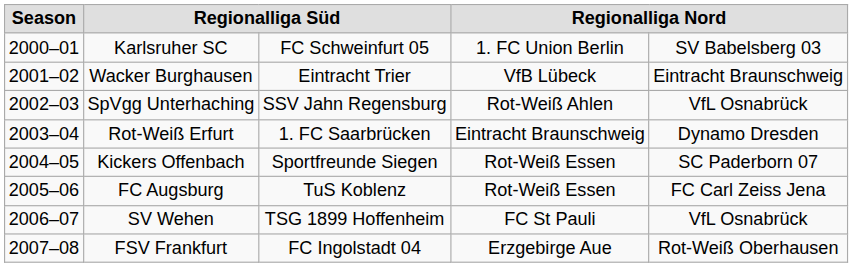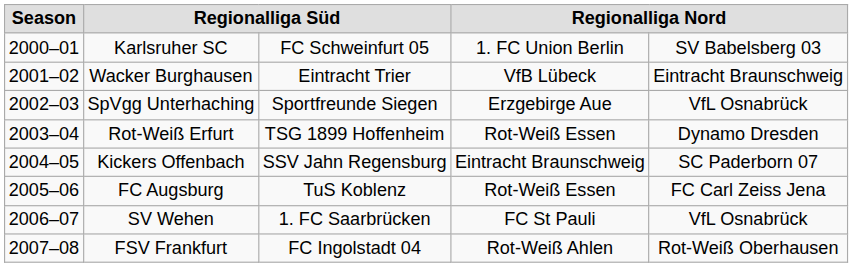(355, 104) SSV Jahn Regensburg -> (355, 104) Sportfreunde Siegen
(550, 104) Rot-Weiß Ahlen -> (550, 104) Erzgebirge Aue
(355, 133) 1. FC Saarbrücken -> (355, 133) TSG 1899 Hoffenheim
(550, 133) Eintracht Braunschweig -> (550, 133) Rot-Weiß Essen
(355, 162) Sportfreunde Siegen -> (355, 162) SSV Jahn Regensburg
(550, 162) Rot-Weiß Essen -> (550, 162) Eintracht Braunschweig
(355, 219) TSG 1899 Hoffenheim -> (355, 219) 1. FC Saarbrücken
(550, 248) Erzgebirge Aue -> (550, 248) Rot-Weiß Ahlen
